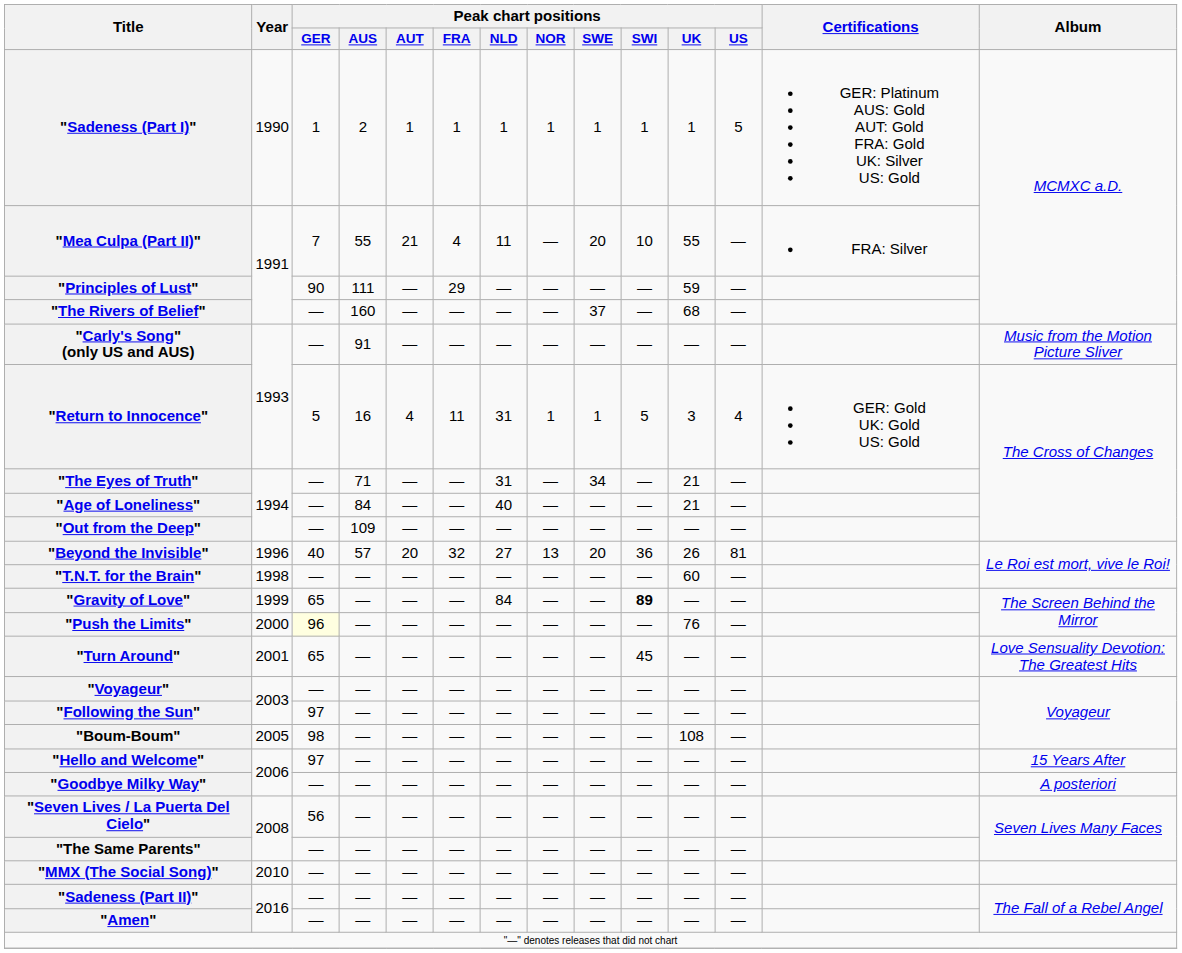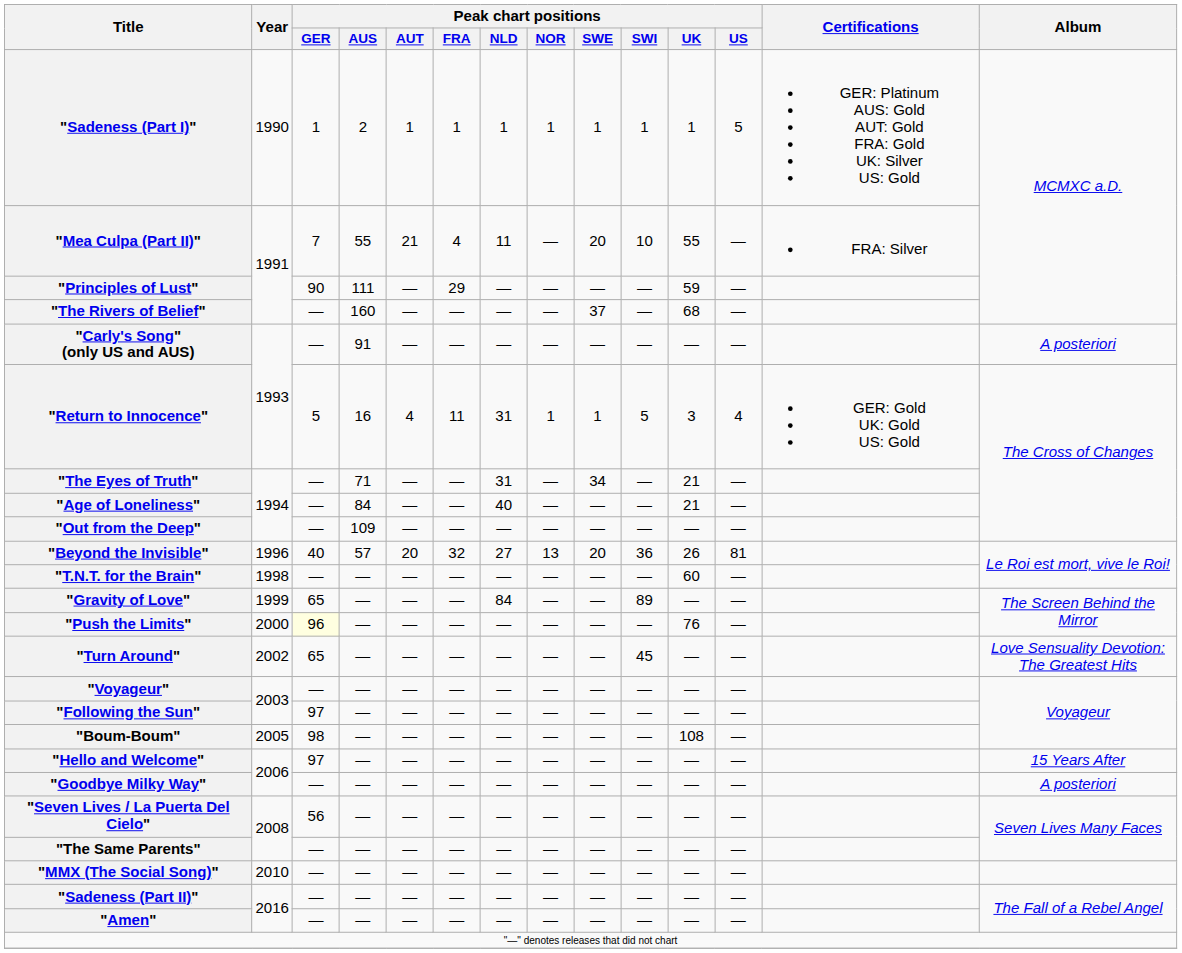(1078, 344) Music from the Motion Picture Sliver -> (1078, 344) A posteriori
(644, 600) bold -> (644, 600) normal
(272, 656) 2001 -> (272, 656) 2002
